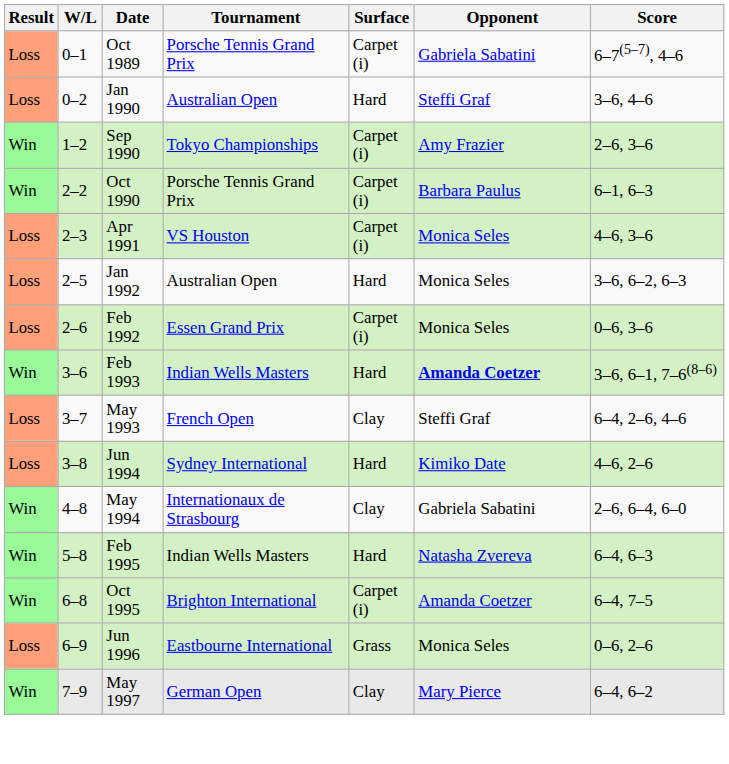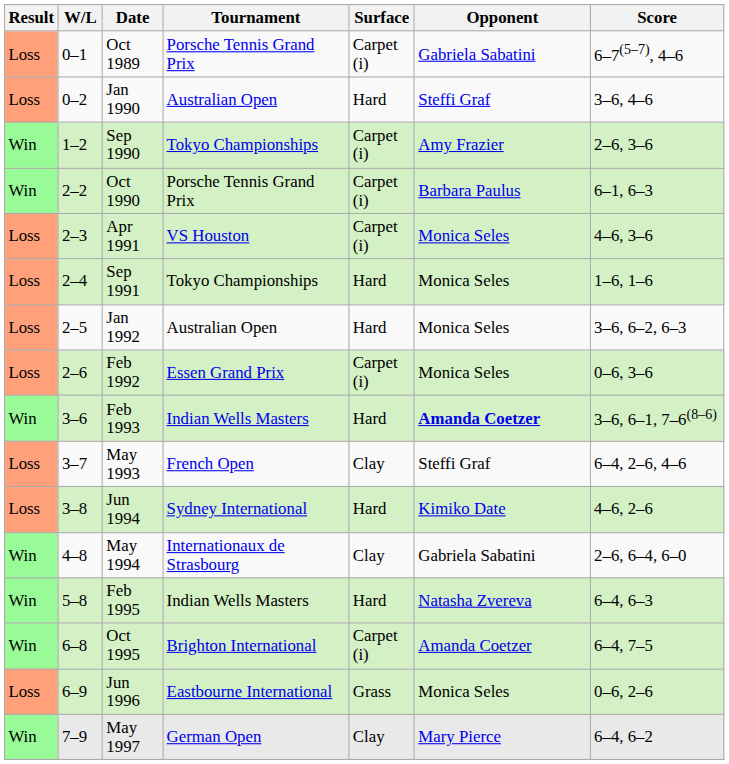+ row: (123, 281)
